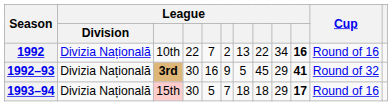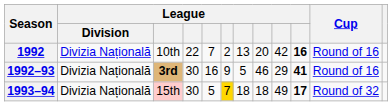(262, 52) 22 -> (262, 52) 20
(281, 52) 34 -> (281, 52) 42
(262, 71) 45 -> (262, 71) 46
(346, 71) Round of 32 -> (346, 71) Round of 16
(227, 91) no background -> (227, 91) gold background
(281, 91) 29 -> (281, 91) 49
(346, 91) Round of 16 -> (346, 91) Round of 32
